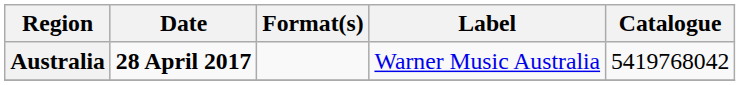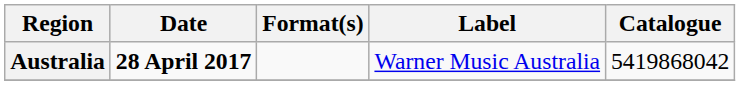(670, 60) 5419768042 -> (670, 60) 5419868042
